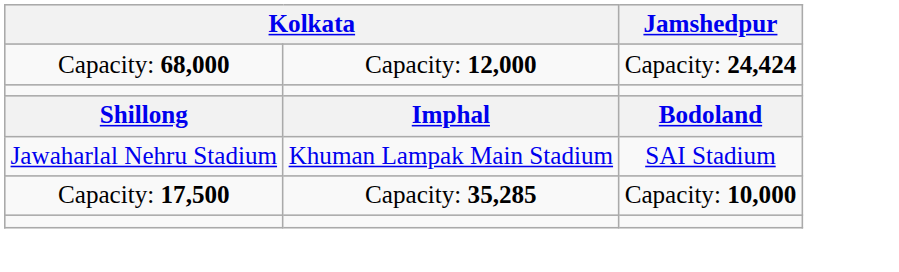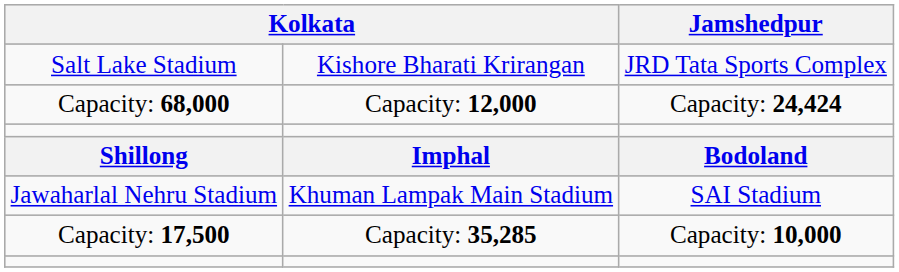+ row: (144, 64)
